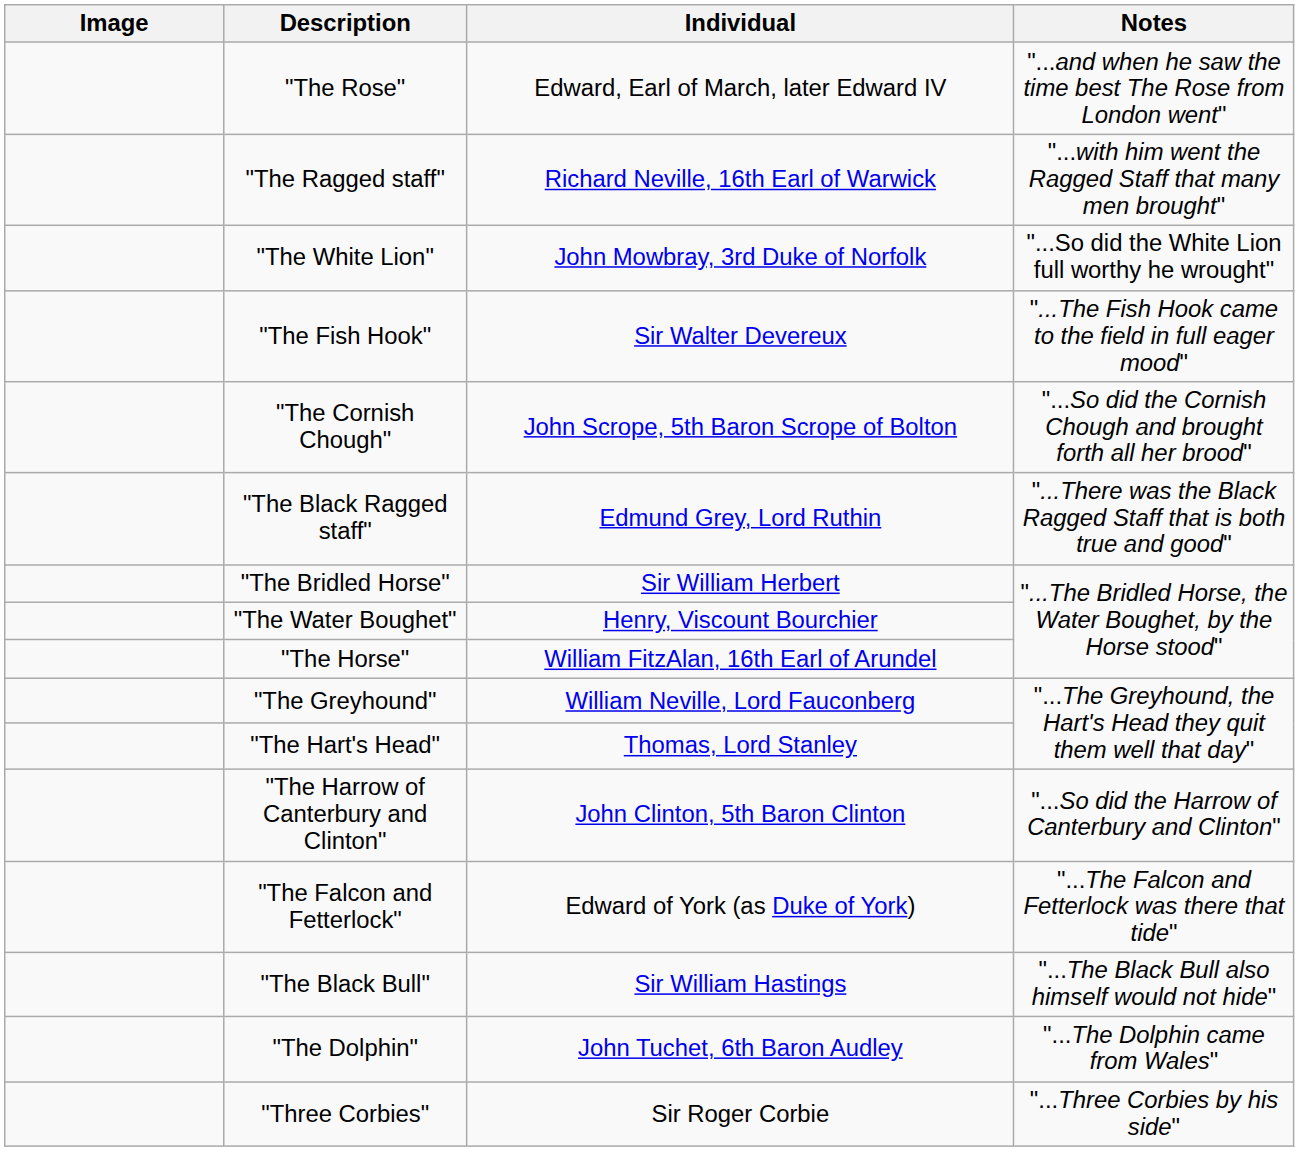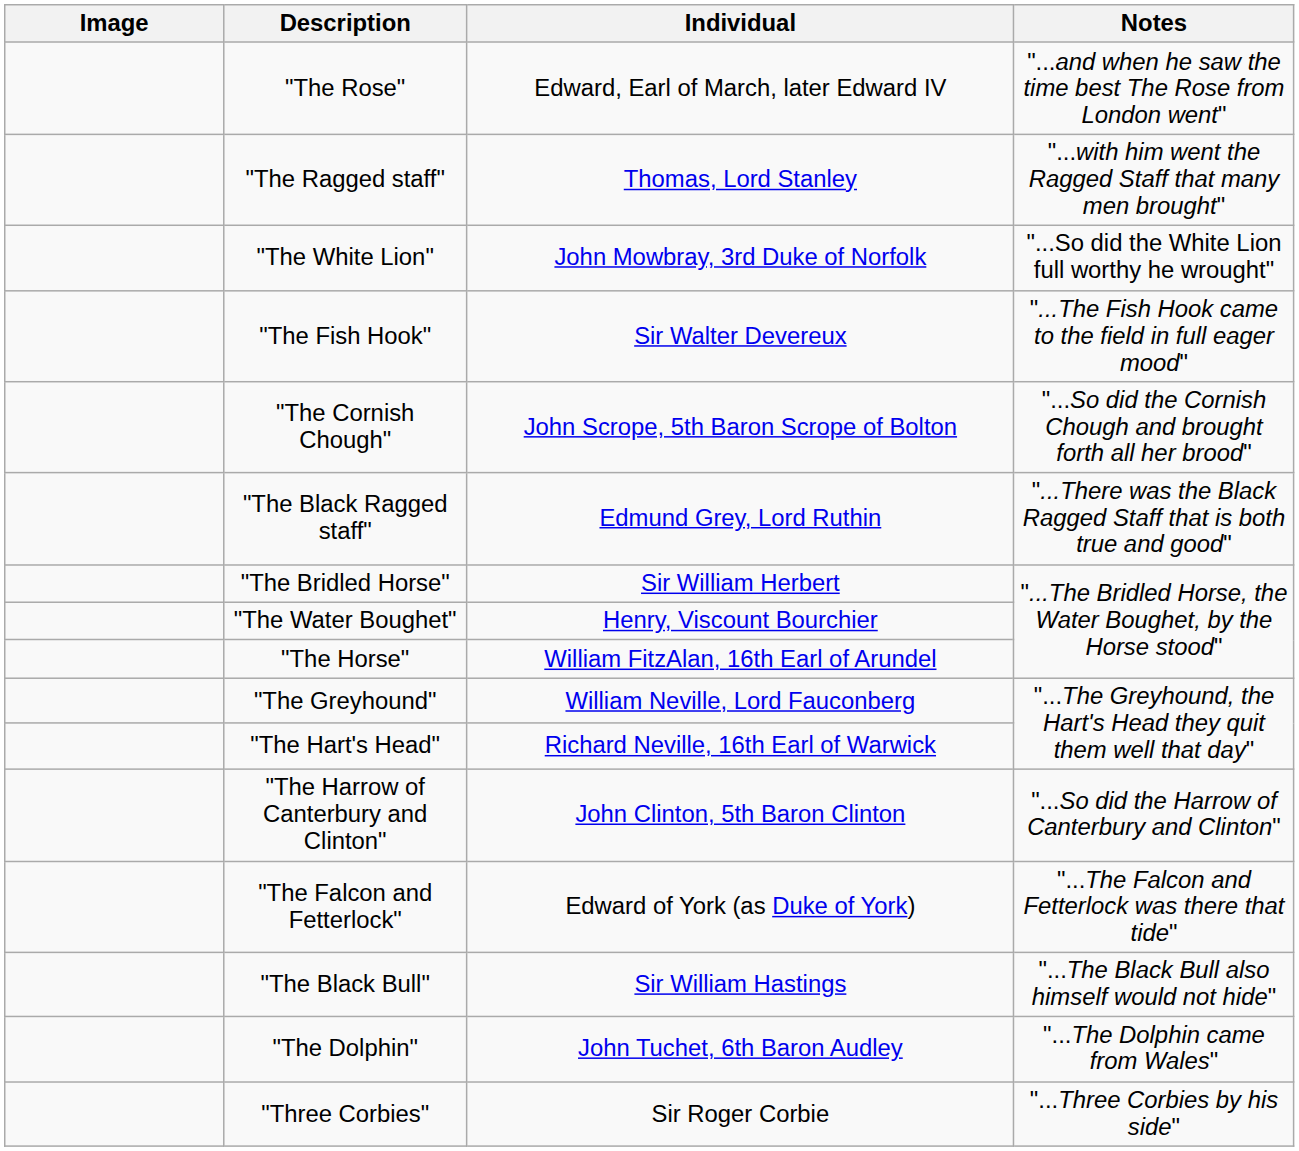(740, 179) Richard Neville, 16th Earl of Warwick -> (740, 179) Thomas, Lord Stanley
(740, 746) Thomas, Lord Stanley -> (740, 746) Richard Neville, 16th Earl of Warwick
